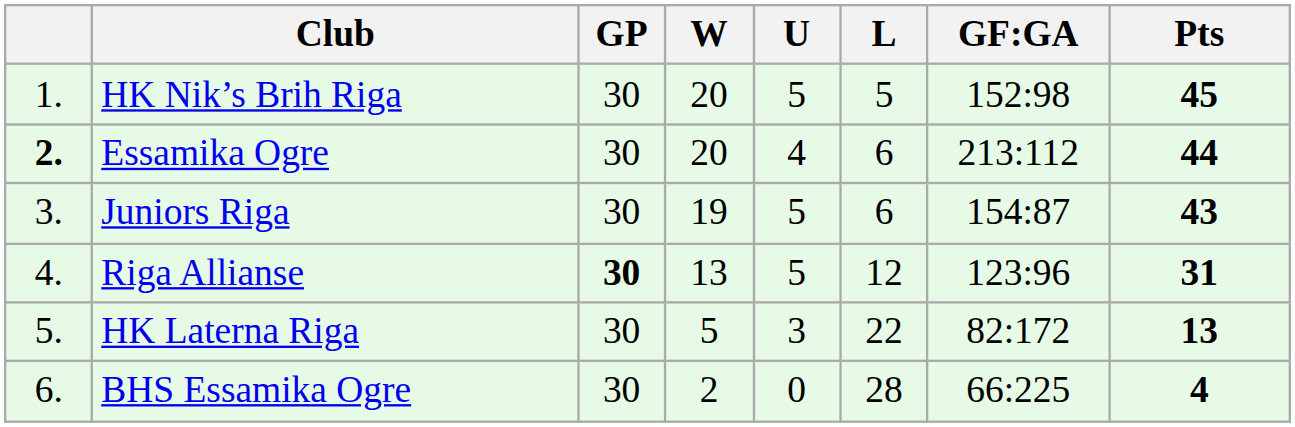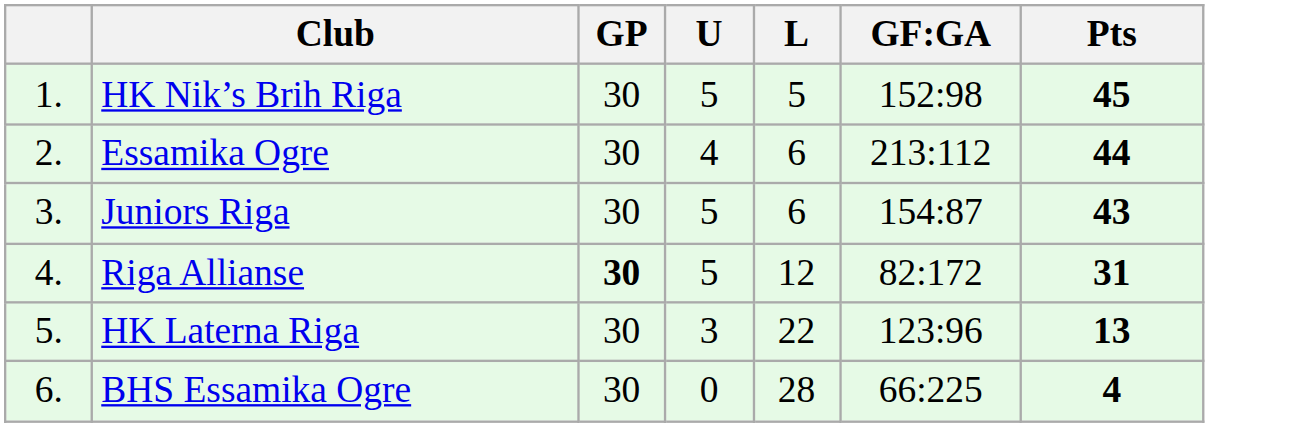- column: (709, 34)
(49, 152) bold -> (49, 152) normal
(1018, 271) 123:96 -> (931, 271) 82:172
(1018, 331) 82:172 -> (931, 331) 123:96
